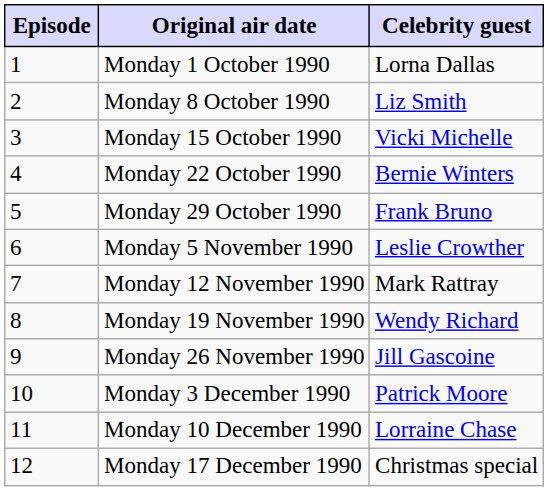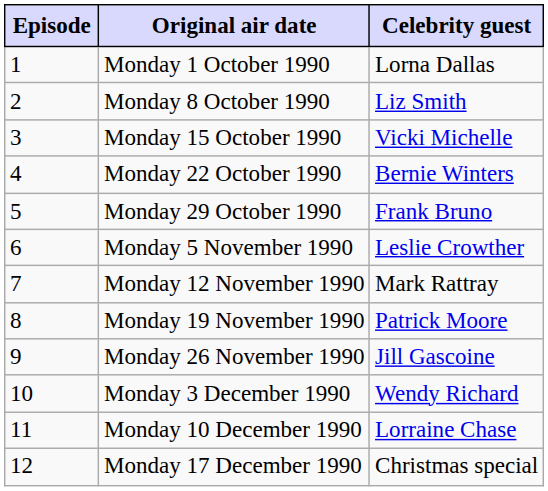(447, 320) Wendy Richard -> (441, 320) Patrick Moore
(441, 393) Patrick Moore -> (447, 393) Wendy Richard
